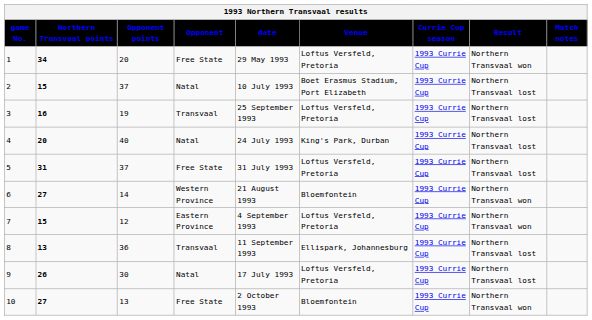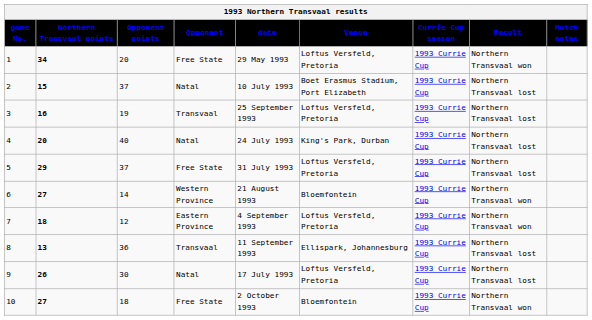(42, 167) 31 -> (42, 167) 29
(42, 221) 15 -> (42, 221) 18
(124, 301) 13 -> (124, 301) 18
